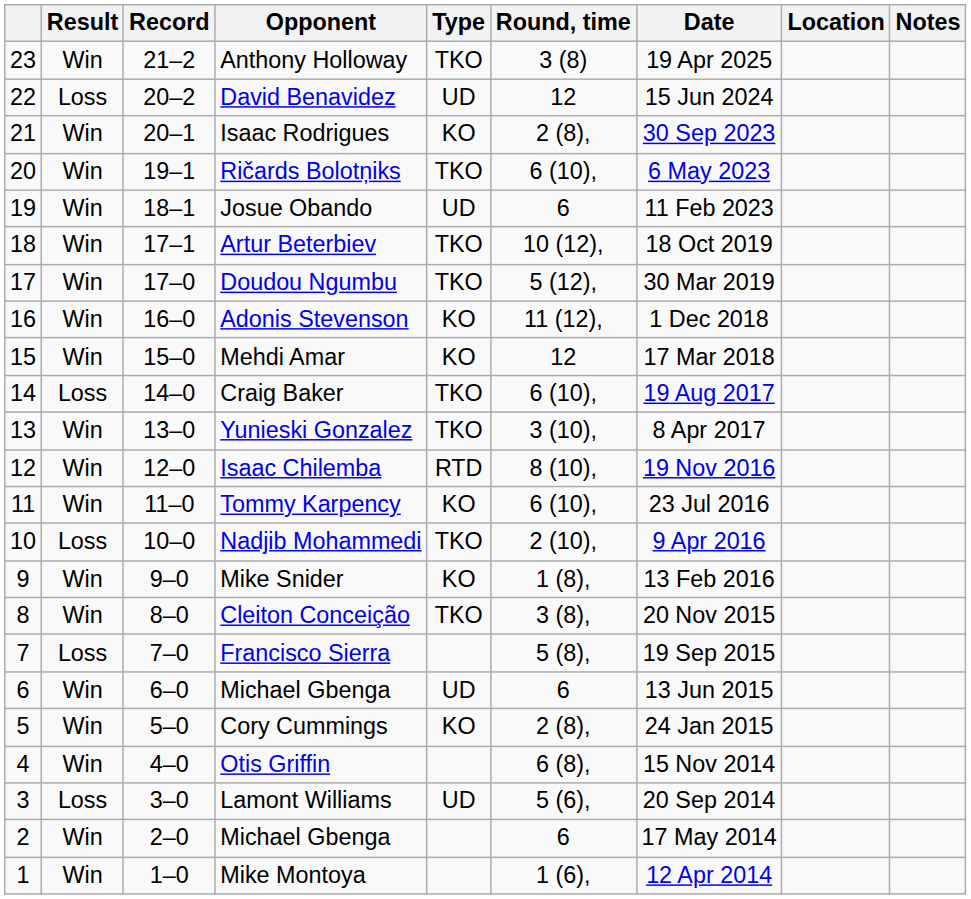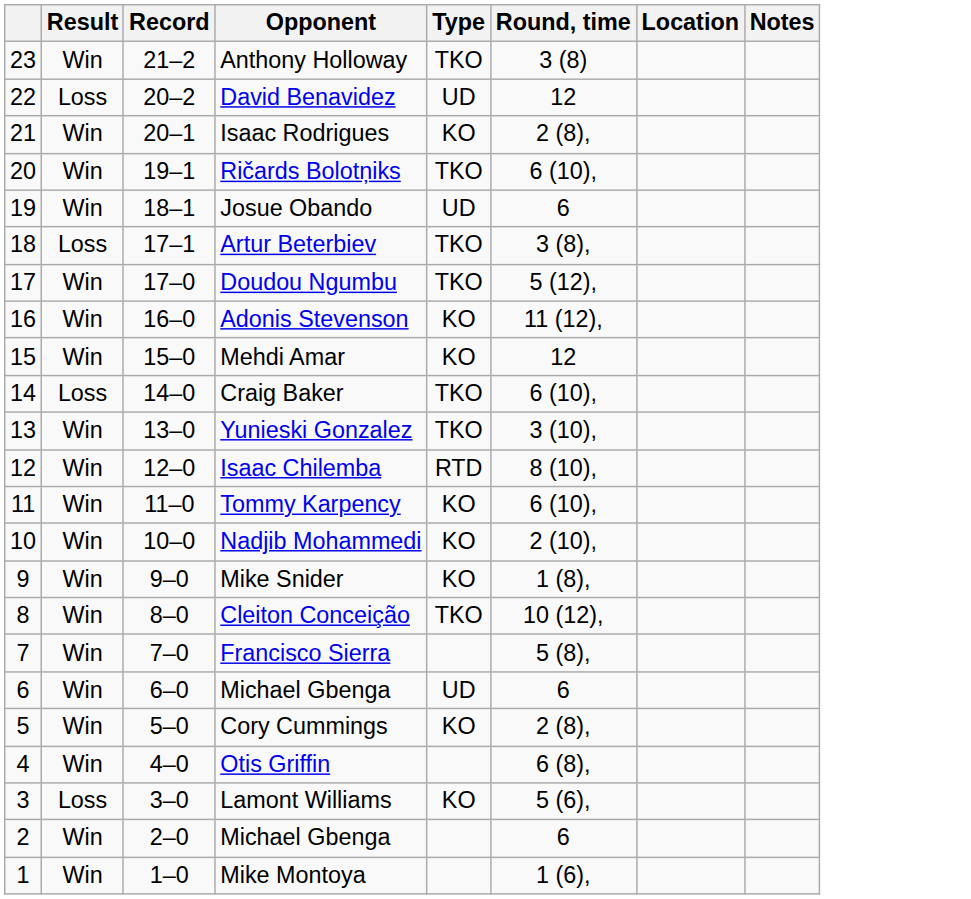- column: (709, 23)
(83, 245) Win -> (83, 245) Loss
(563, 245) 10 (12), -> (563, 245) 3 (8),
(83, 541) Loss -> (83, 541) Win
(459, 541) TKO -> (459, 541) KO
(563, 615) 3 (8), -> (563, 615) 10 (12),
(83, 652) Loss -> (83, 652) Win
(459, 801) UD -> (459, 801) KO
